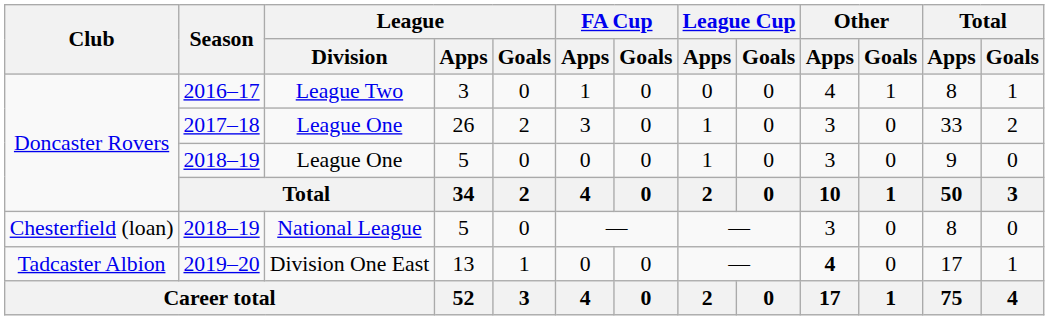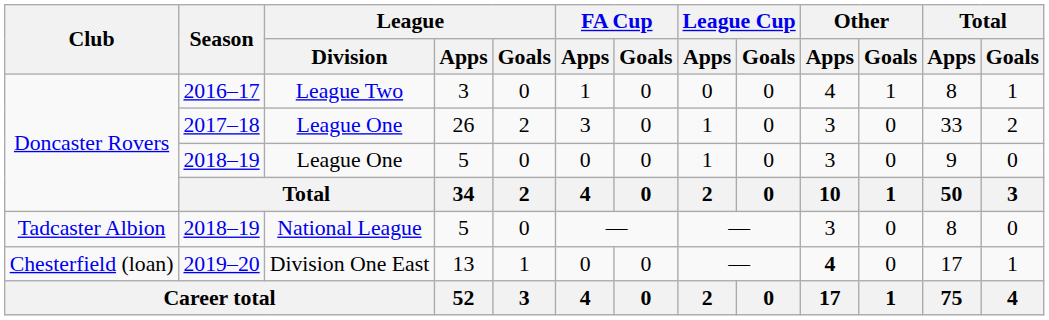(92, 228) Chesterfield (loan) -> (92, 228) Tadcaster Albion
(92, 263) Tadcaster Albion -> (92, 263) Chesterfield (loan)
